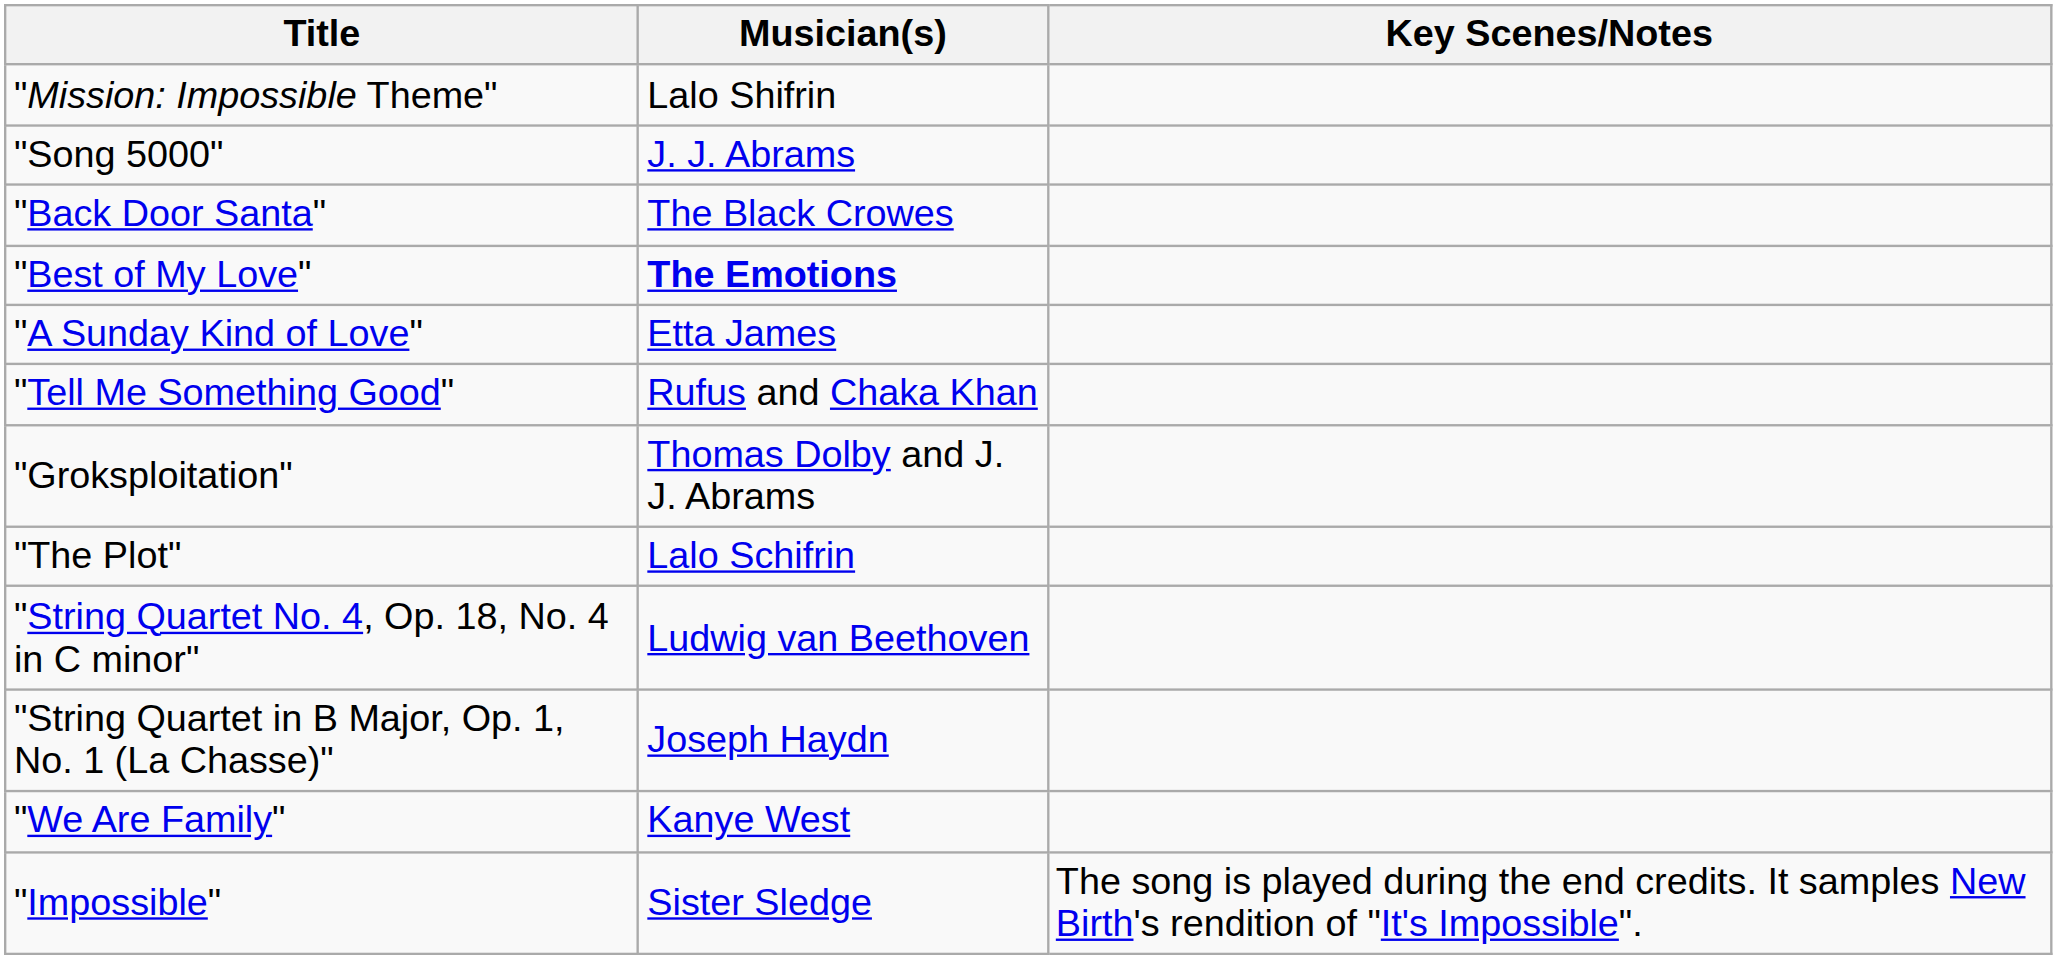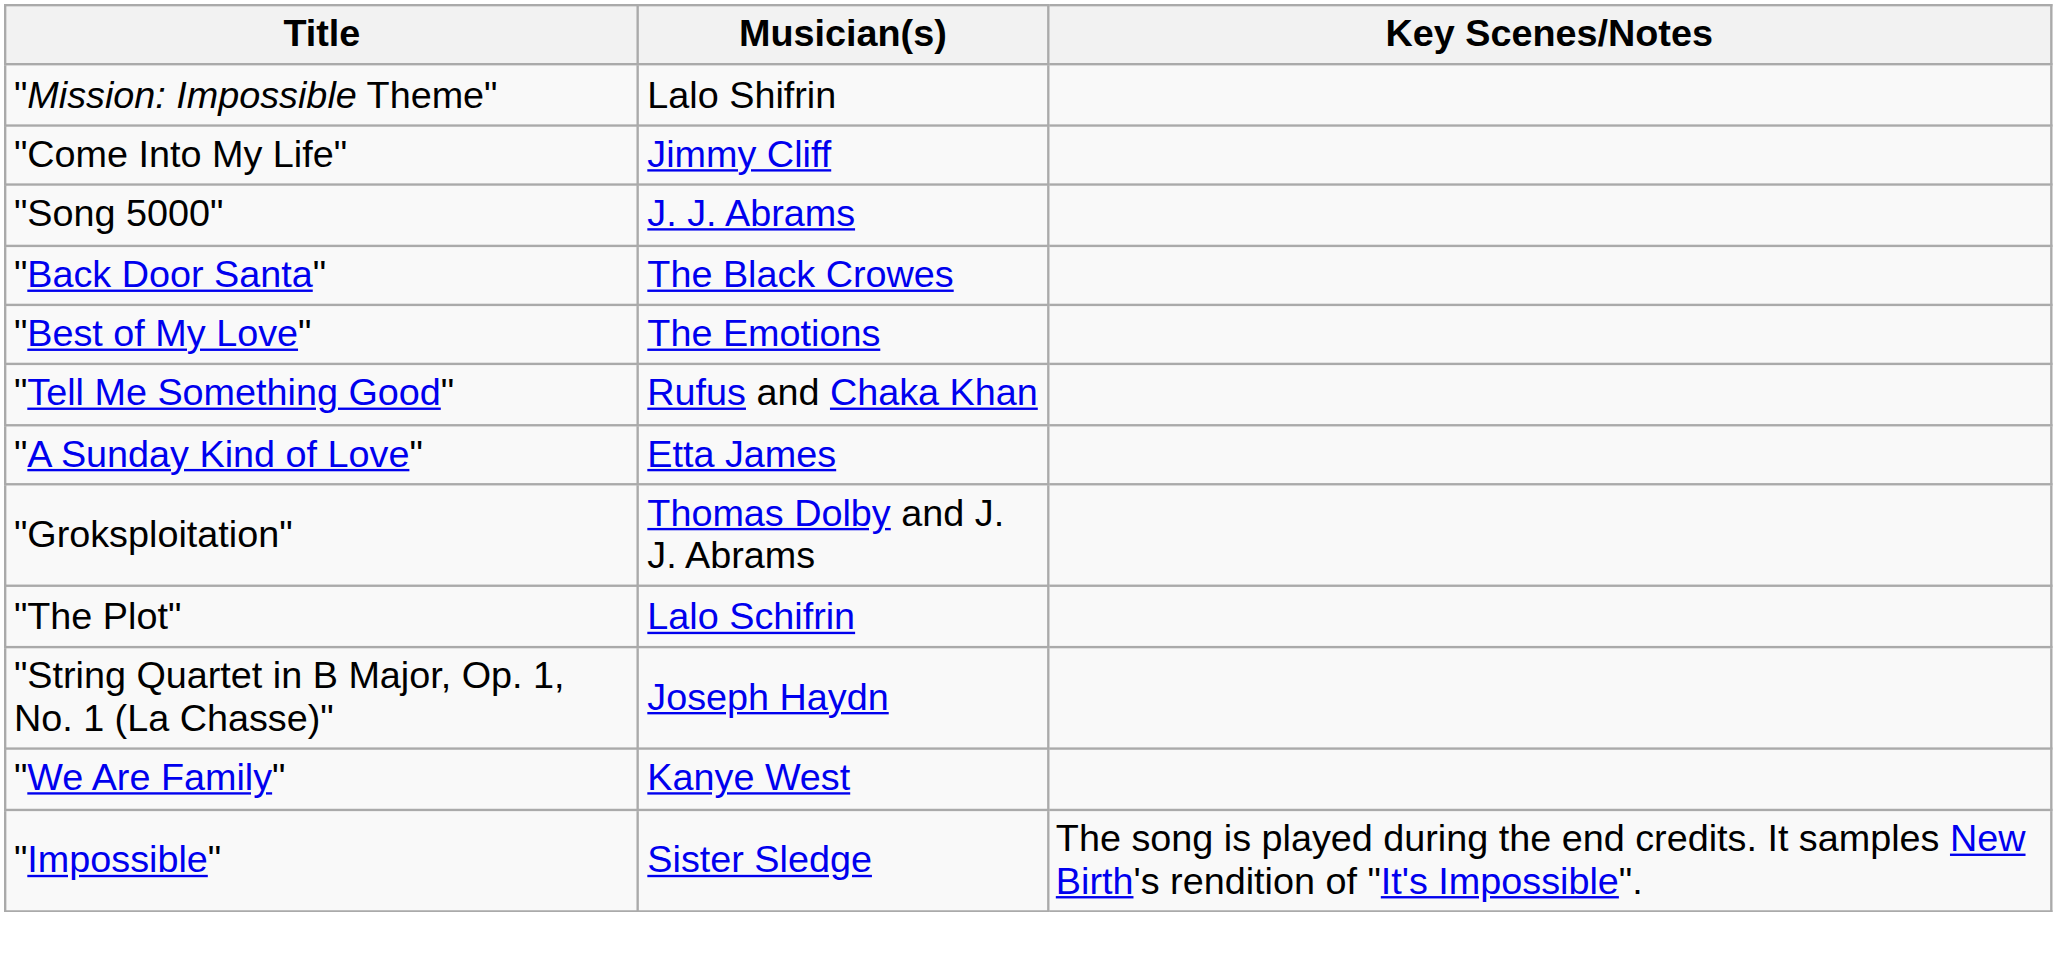+ row: (180, 154)
(772, 273) bold -> (764, 333) normal
rows swapped: (218, 333) <-> (234, 393)
- row: (311, 637)
